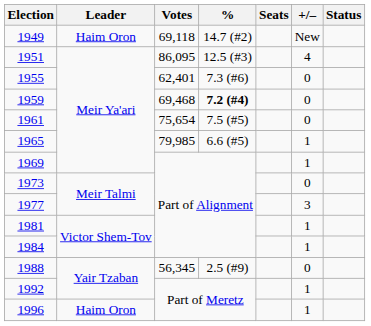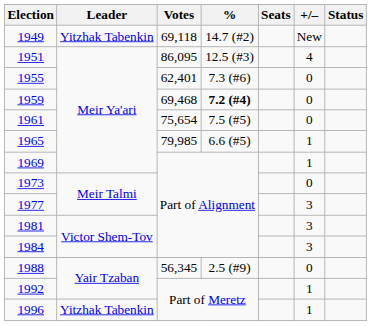(106, 36) Haim Oron -> (107, 36) Yitzhak Tabenkin
(307, 225) 1 -> (309, 225) 3
(307, 246) 1 -> (309, 246) 3
(106, 309) Haim Oron -> (107, 309) Yitzhak Tabenkin
